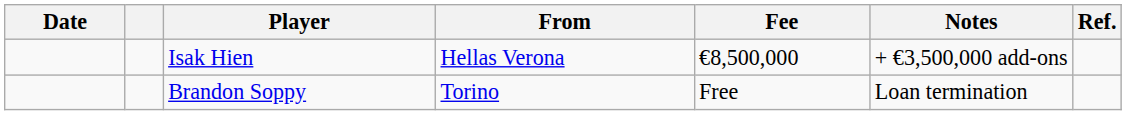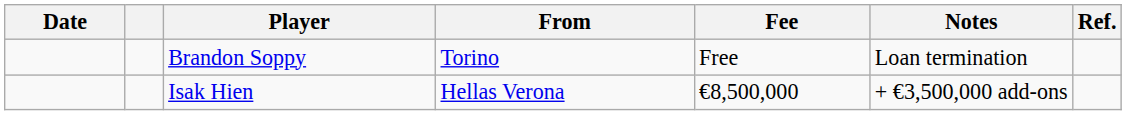rows swapped: (211, 57) <-> (237, 92)
